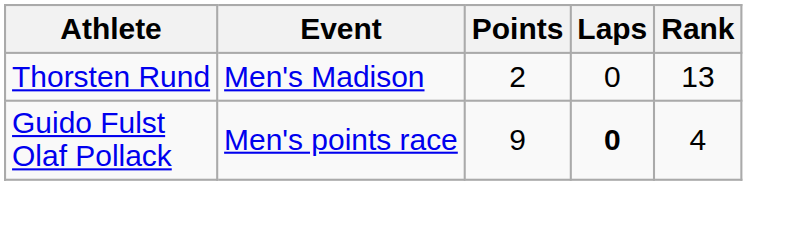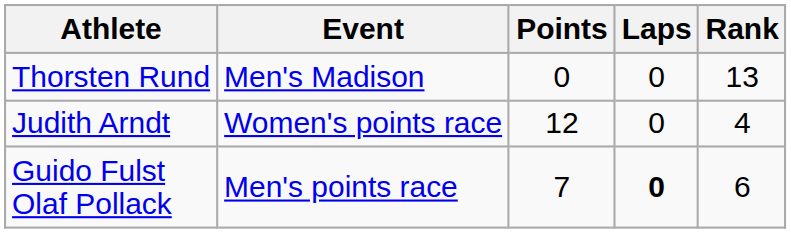(518, 76) 2 -> (562, 76) 0
+ row: (91, 124)
(518, 140) 9 -> (562, 188) 7
(698, 140) 4 -> (742, 188) 6
